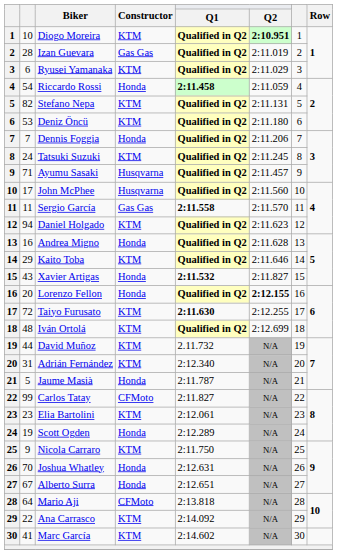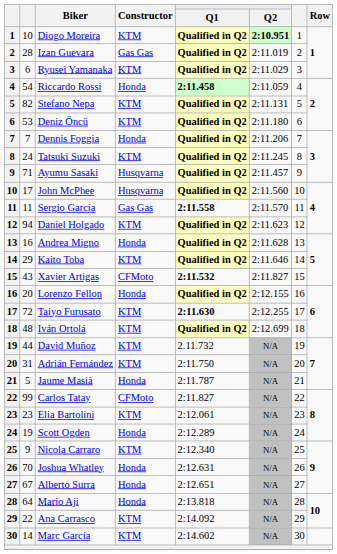(132, 276) Honda -> (136, 276) CFMoto
(270, 294) bold -> (270, 294) normal
(196, 363) 2:12.340 -> (196, 363) 2:11.750
(196, 449) 2:11.750 -> (196, 449) 2:12.340
(136, 501) CFMoto -> (132, 501) Honda
(28, 535) 41 -> (28, 535) 14
